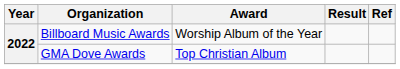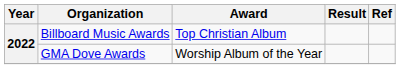(249, 34) Worship Album of the Year -> (231, 34) Top Christian Album
(231, 53) Top Christian Album -> (249, 53) Worship Album of the Year
